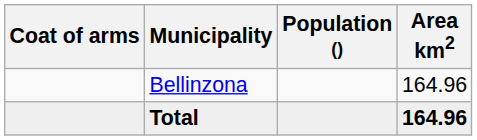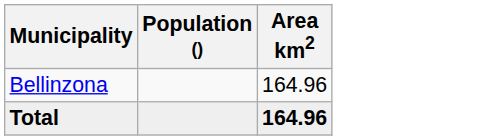- column: (75, 36)
